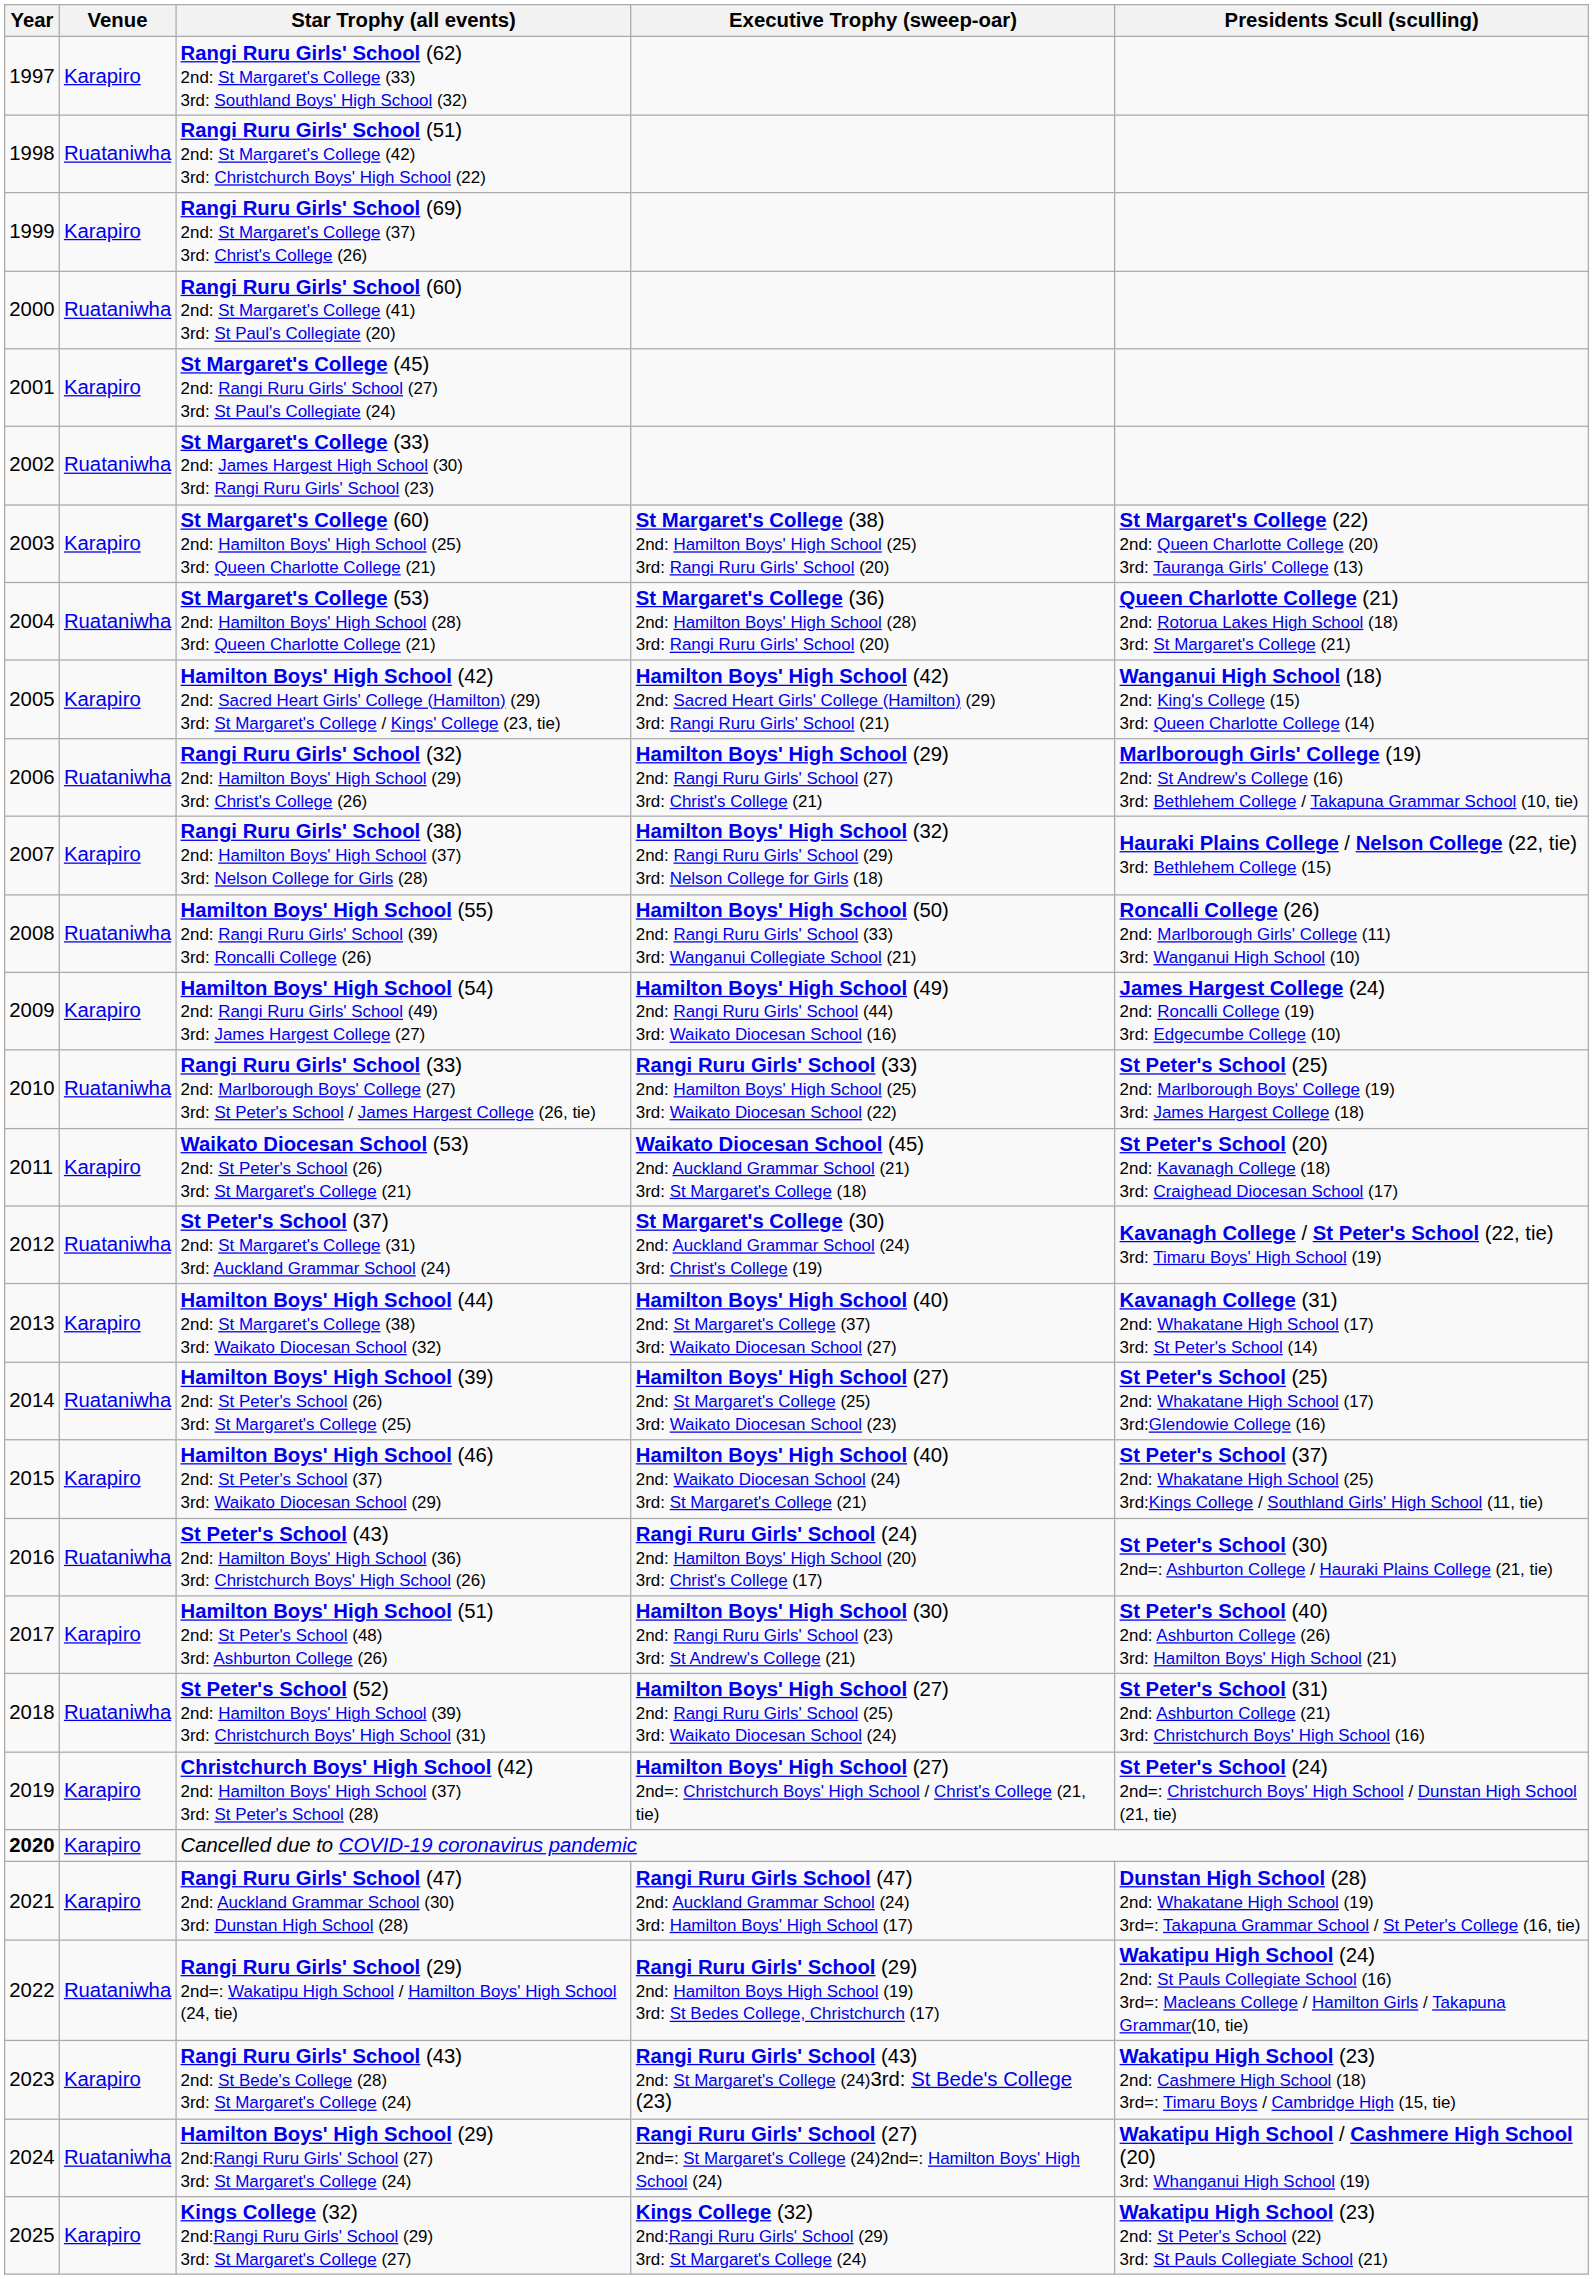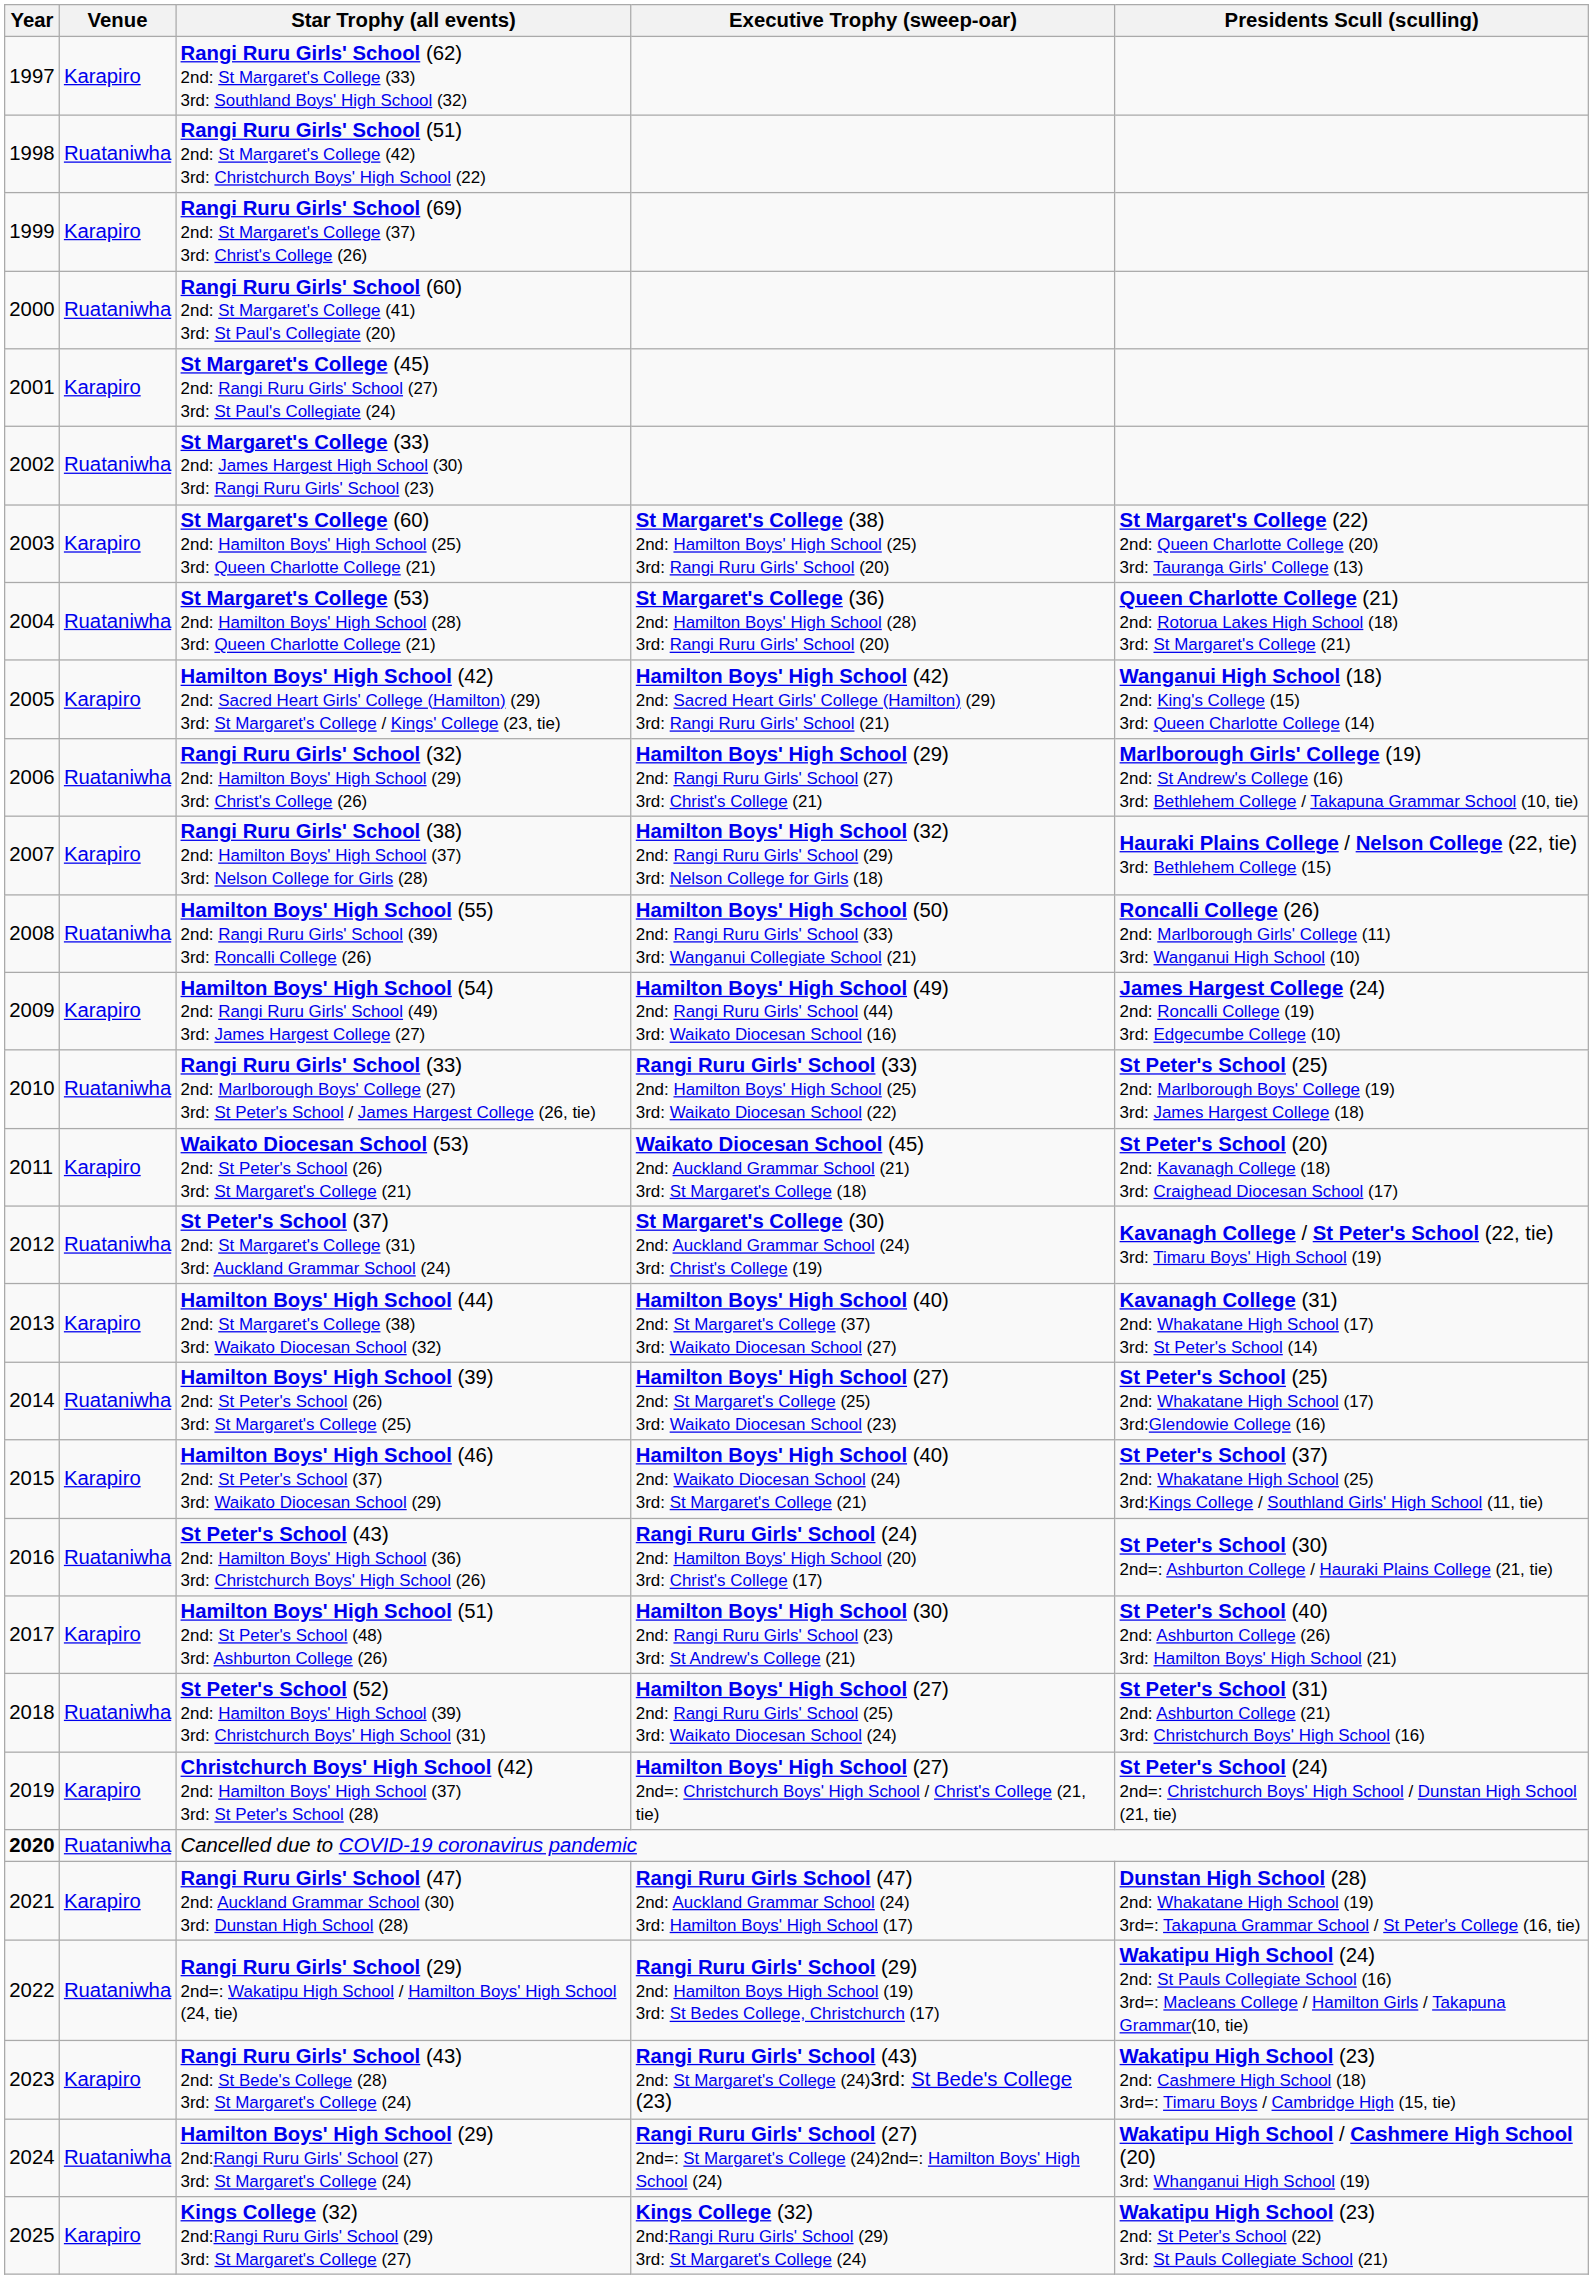(102, 1845) Karapiro -> (118, 1845) Ruataniwha
